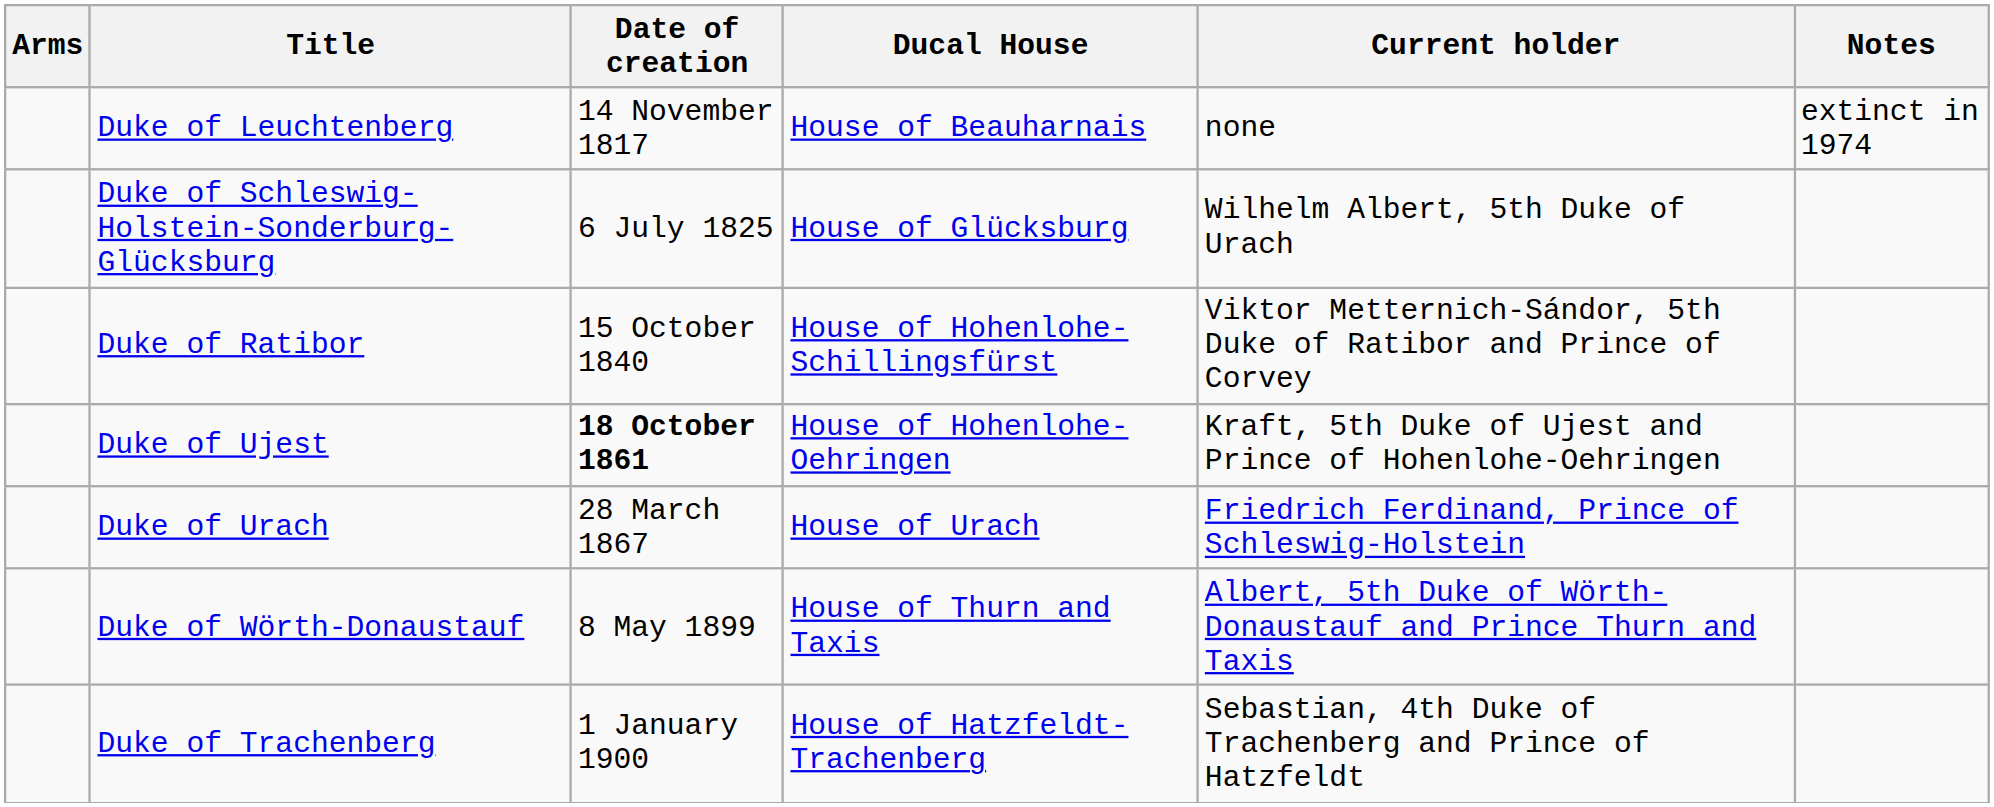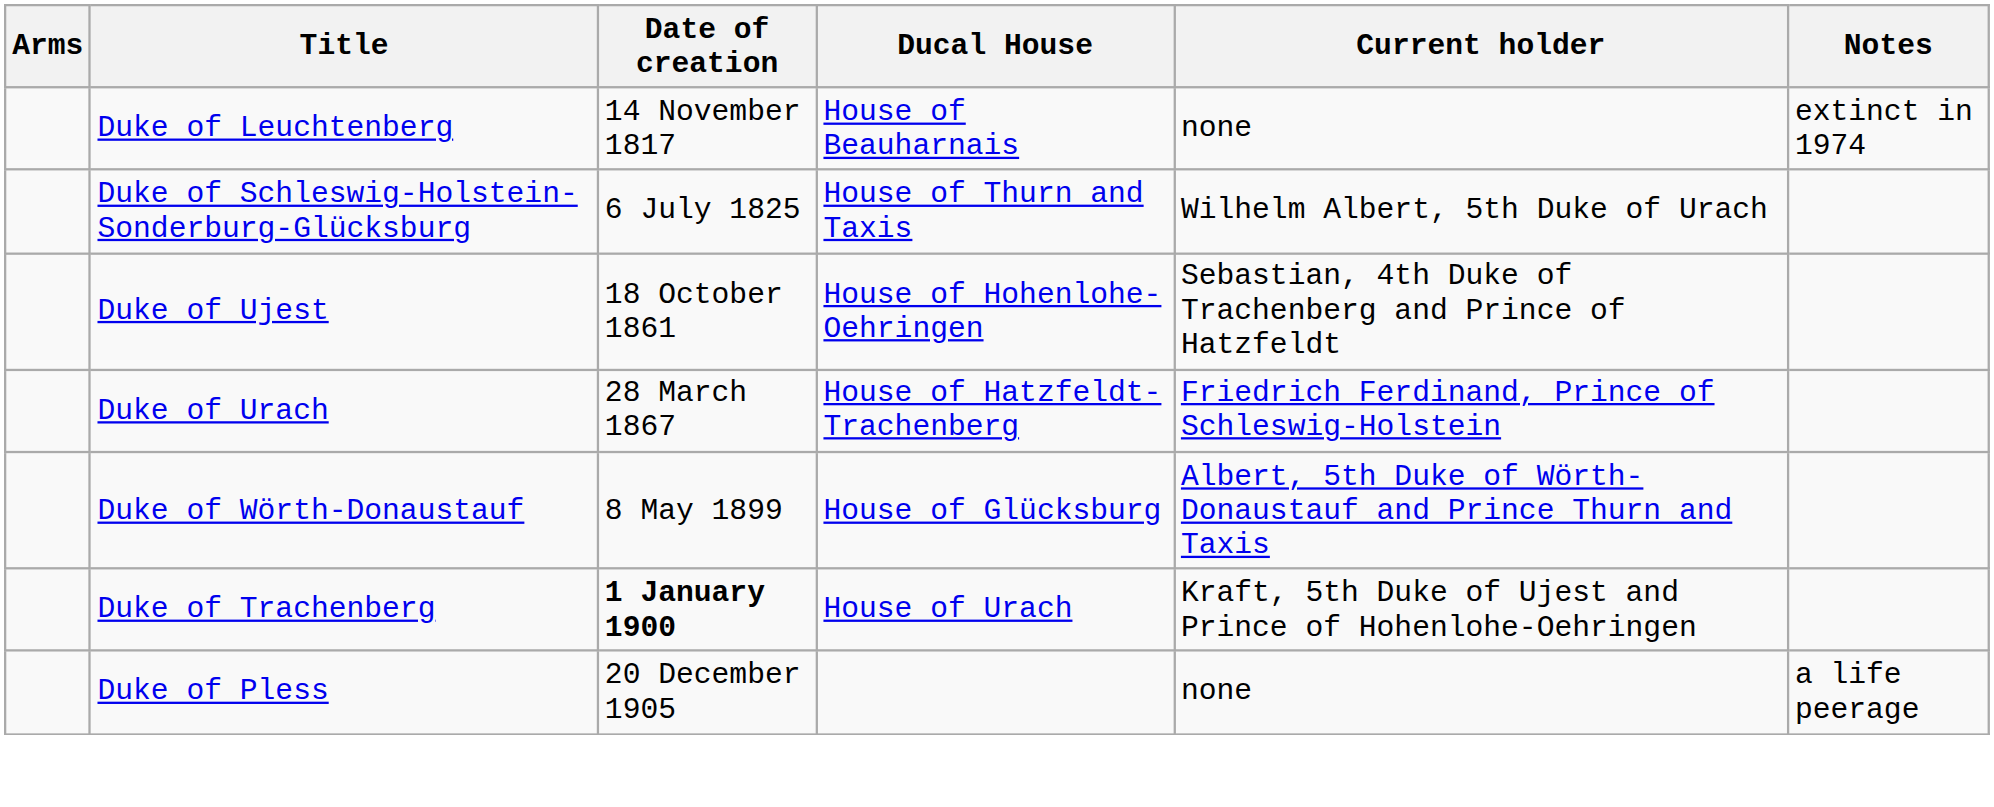(959, 229) House of Glücksburg -> (984, 211) House of Thurn and Taxis
- row: (231, 345)
(667, 445) bold -> (694, 311) normal
(1463, 445) Kraft, 5th Duke of Ujest and Prince of Hohenlohe-Oehringen -> (1403, 311) Sebastian, 4th Duke of Trachenberg and Prince of Hatzfeldt
(915, 527) House of Urach -> (992, 411) House of Hatzfeldt-Trachenberg
(951, 627) House of Thurn and Taxis -> (992, 510) House of Glücksburg
(658, 744) normal -> (685, 610) bold
(959, 744) House of Hatzfeldt-Trachenberg -> (948, 610) House of Urach
(1427, 744) Sebastian, 4th Duke of Trachenberg and Prince of Hatzfeldt -> (1439, 610) Kraft, 5th Duke of Ujest and Prince of Hohenlohe-Oehringen
+ row: (213, 692)
